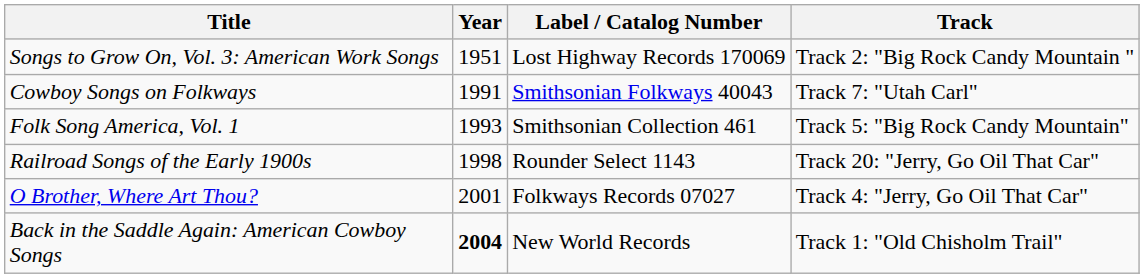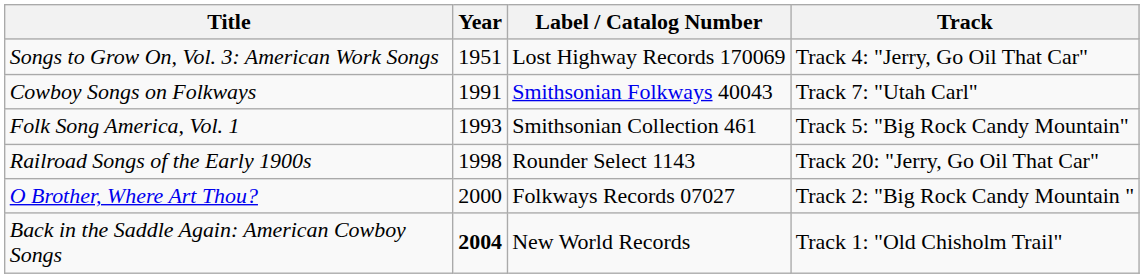(965, 56) Track 2: "Big Rock Candy Mountain " -> (942, 56) Track 4: "Jerry, Go Oil That Car"
(480, 195) 2001 -> (480, 195) 2000
(942, 195) Track 4: "Jerry, Go Oil That Car" -> (965, 195) Track 2: "Big Rock Candy Mountain "
